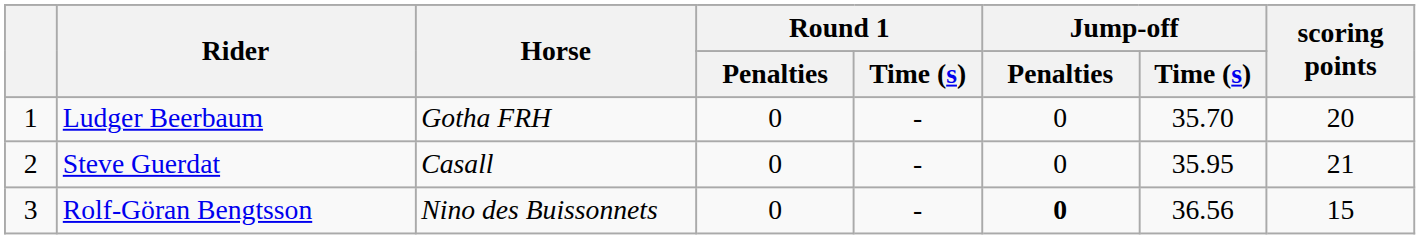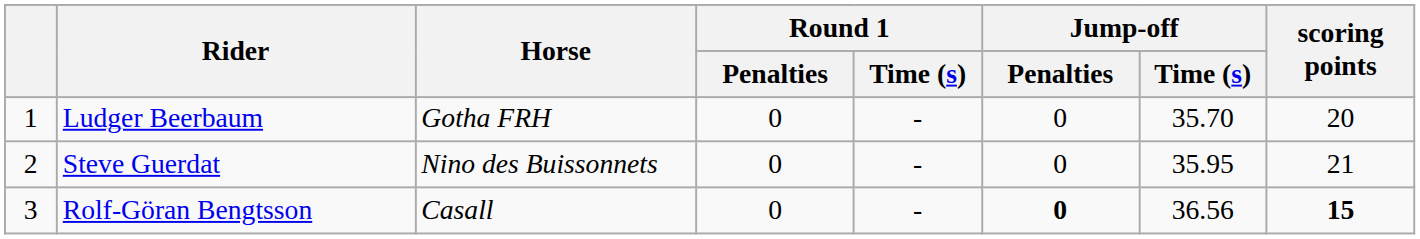(457, 164) Casall -> (540, 164) Nino des Buissonnets
(540, 210) Nino des Buissonnets -> (457, 210) Casall
(1341, 210) normal -> (1341, 210) bold
